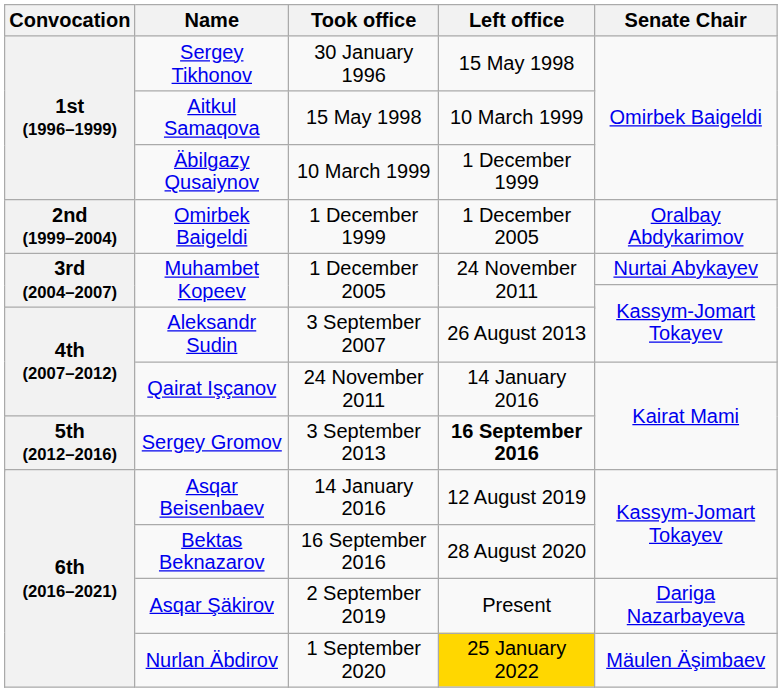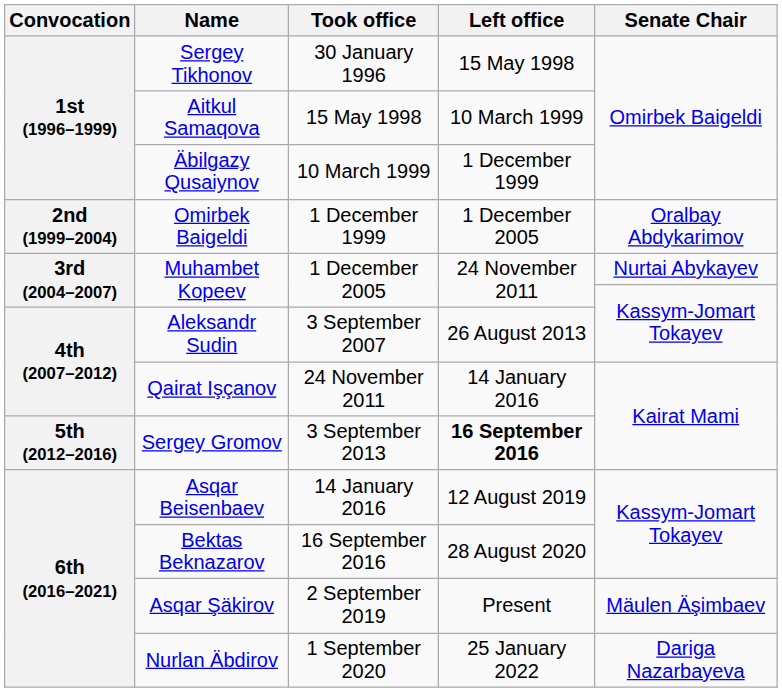(686, 605) Dariga Nazarbayeva -> (686, 605) Mäulen Äşimbaev
(517, 659) gold background -> (517, 659) no background
(686, 659) Mäulen Äşimbaev -> (686, 659) Dariga Nazarbayeva
